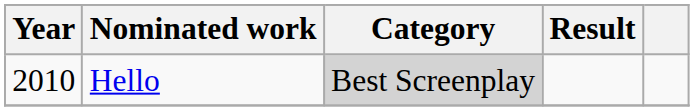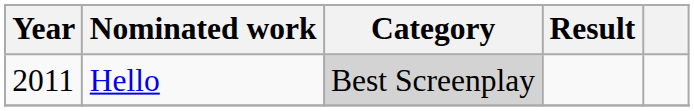(44, 79) 2010 -> (43, 79) 2011
